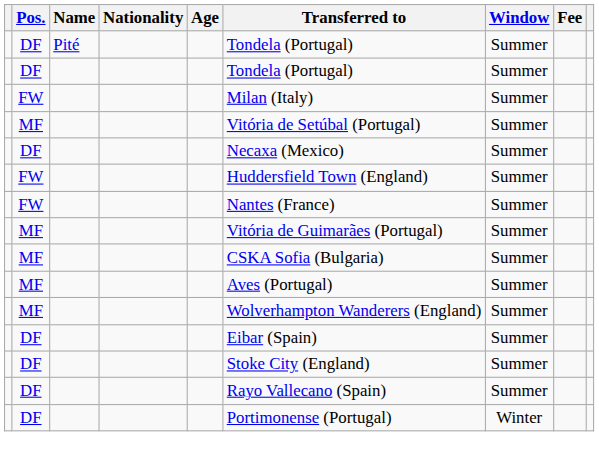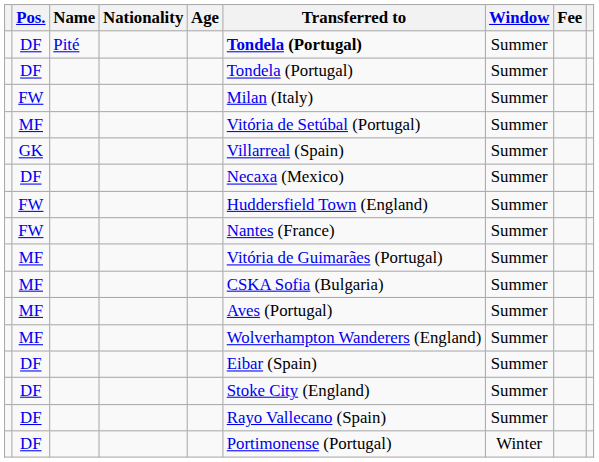(290, 44) normal -> (294, 44) bold
+ row: (31, 151)
